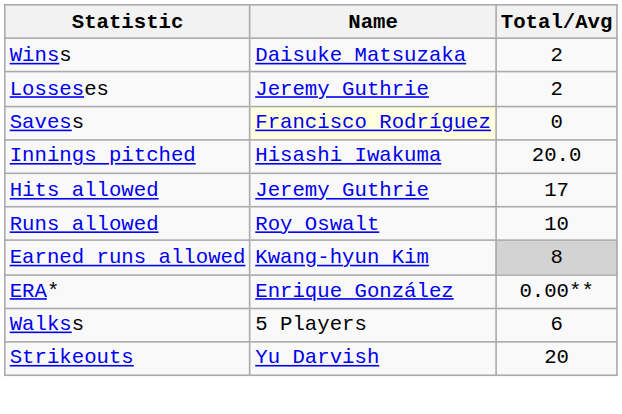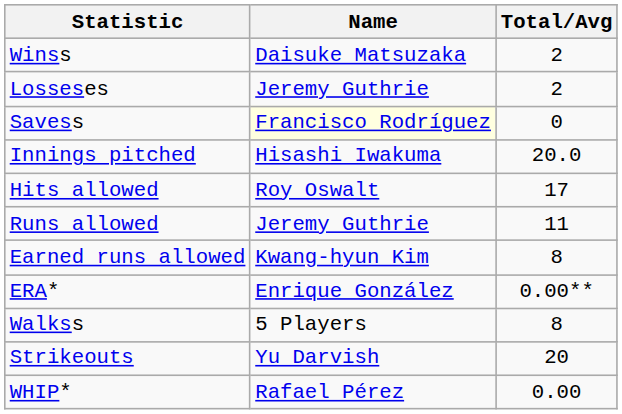(342, 190) Jeremy Guthrie -> (317, 190) Roy Oswalt
(317, 224) Roy Oswalt -> (342, 224) Jeremy Guthrie
(557, 224) 10 -> (557, 224) 11
(557, 257) lightgrey background -> (557, 257) no background
(557, 325) 6 -> (557, 325) 8
+ row: (41, 392)
